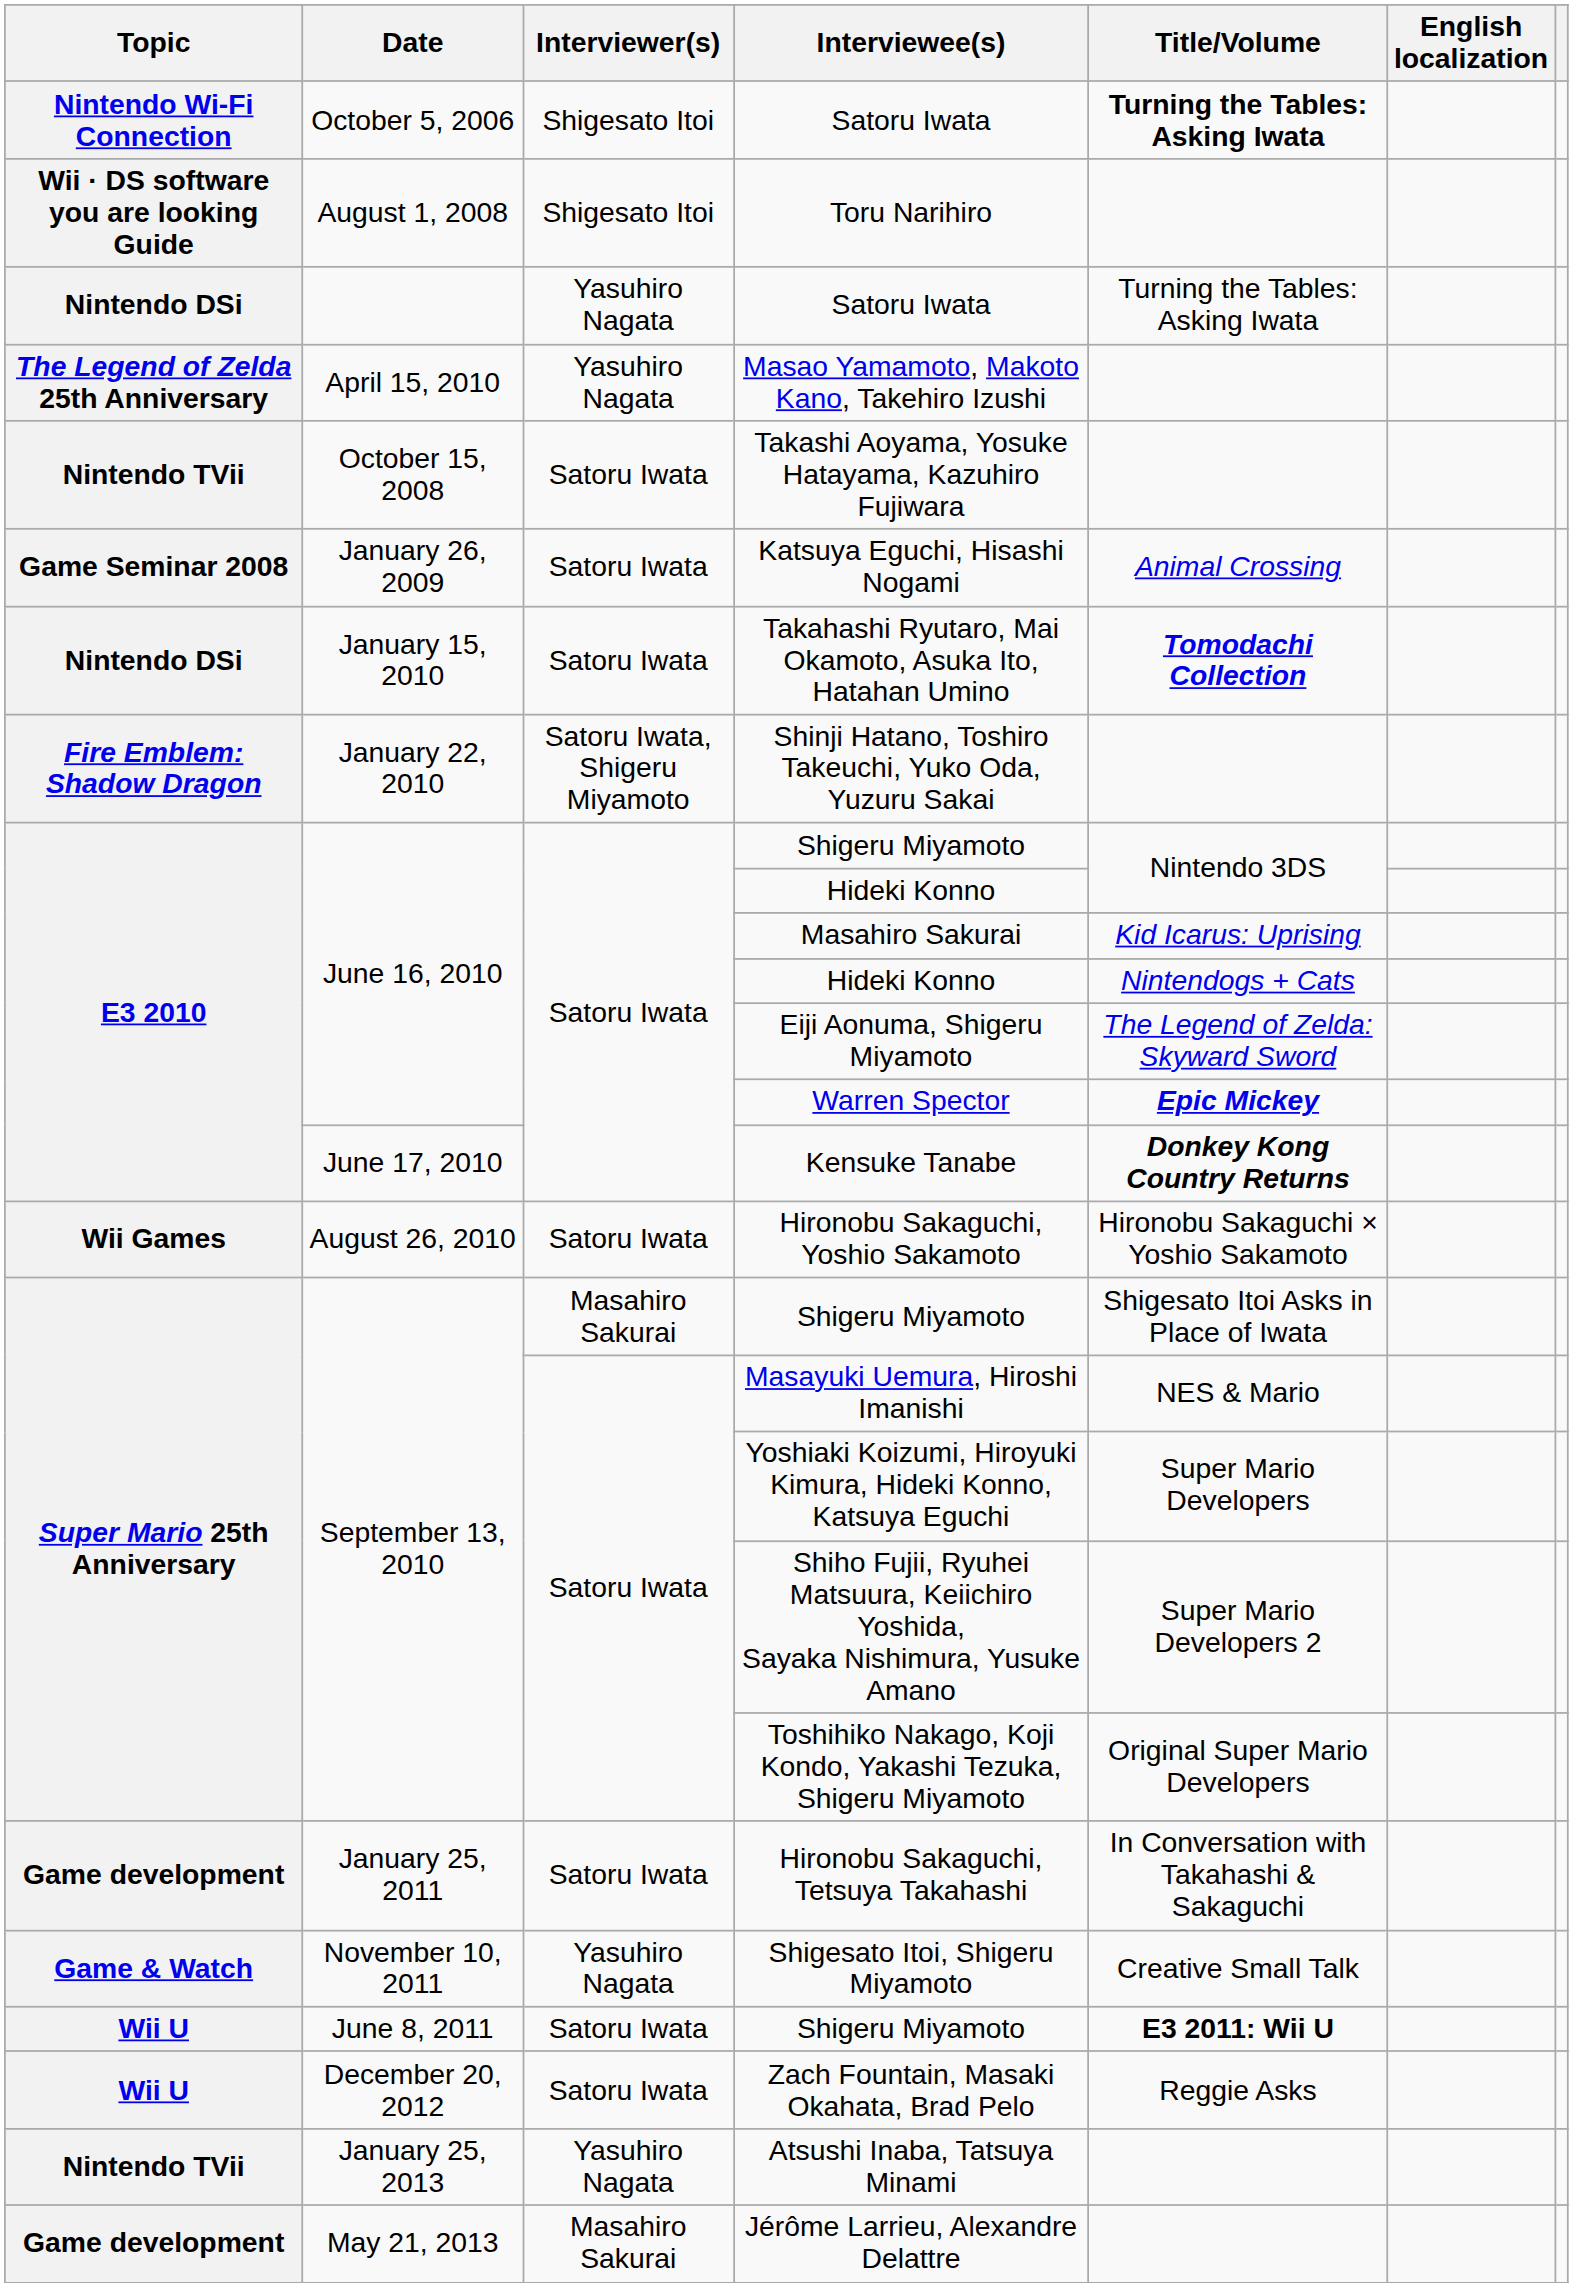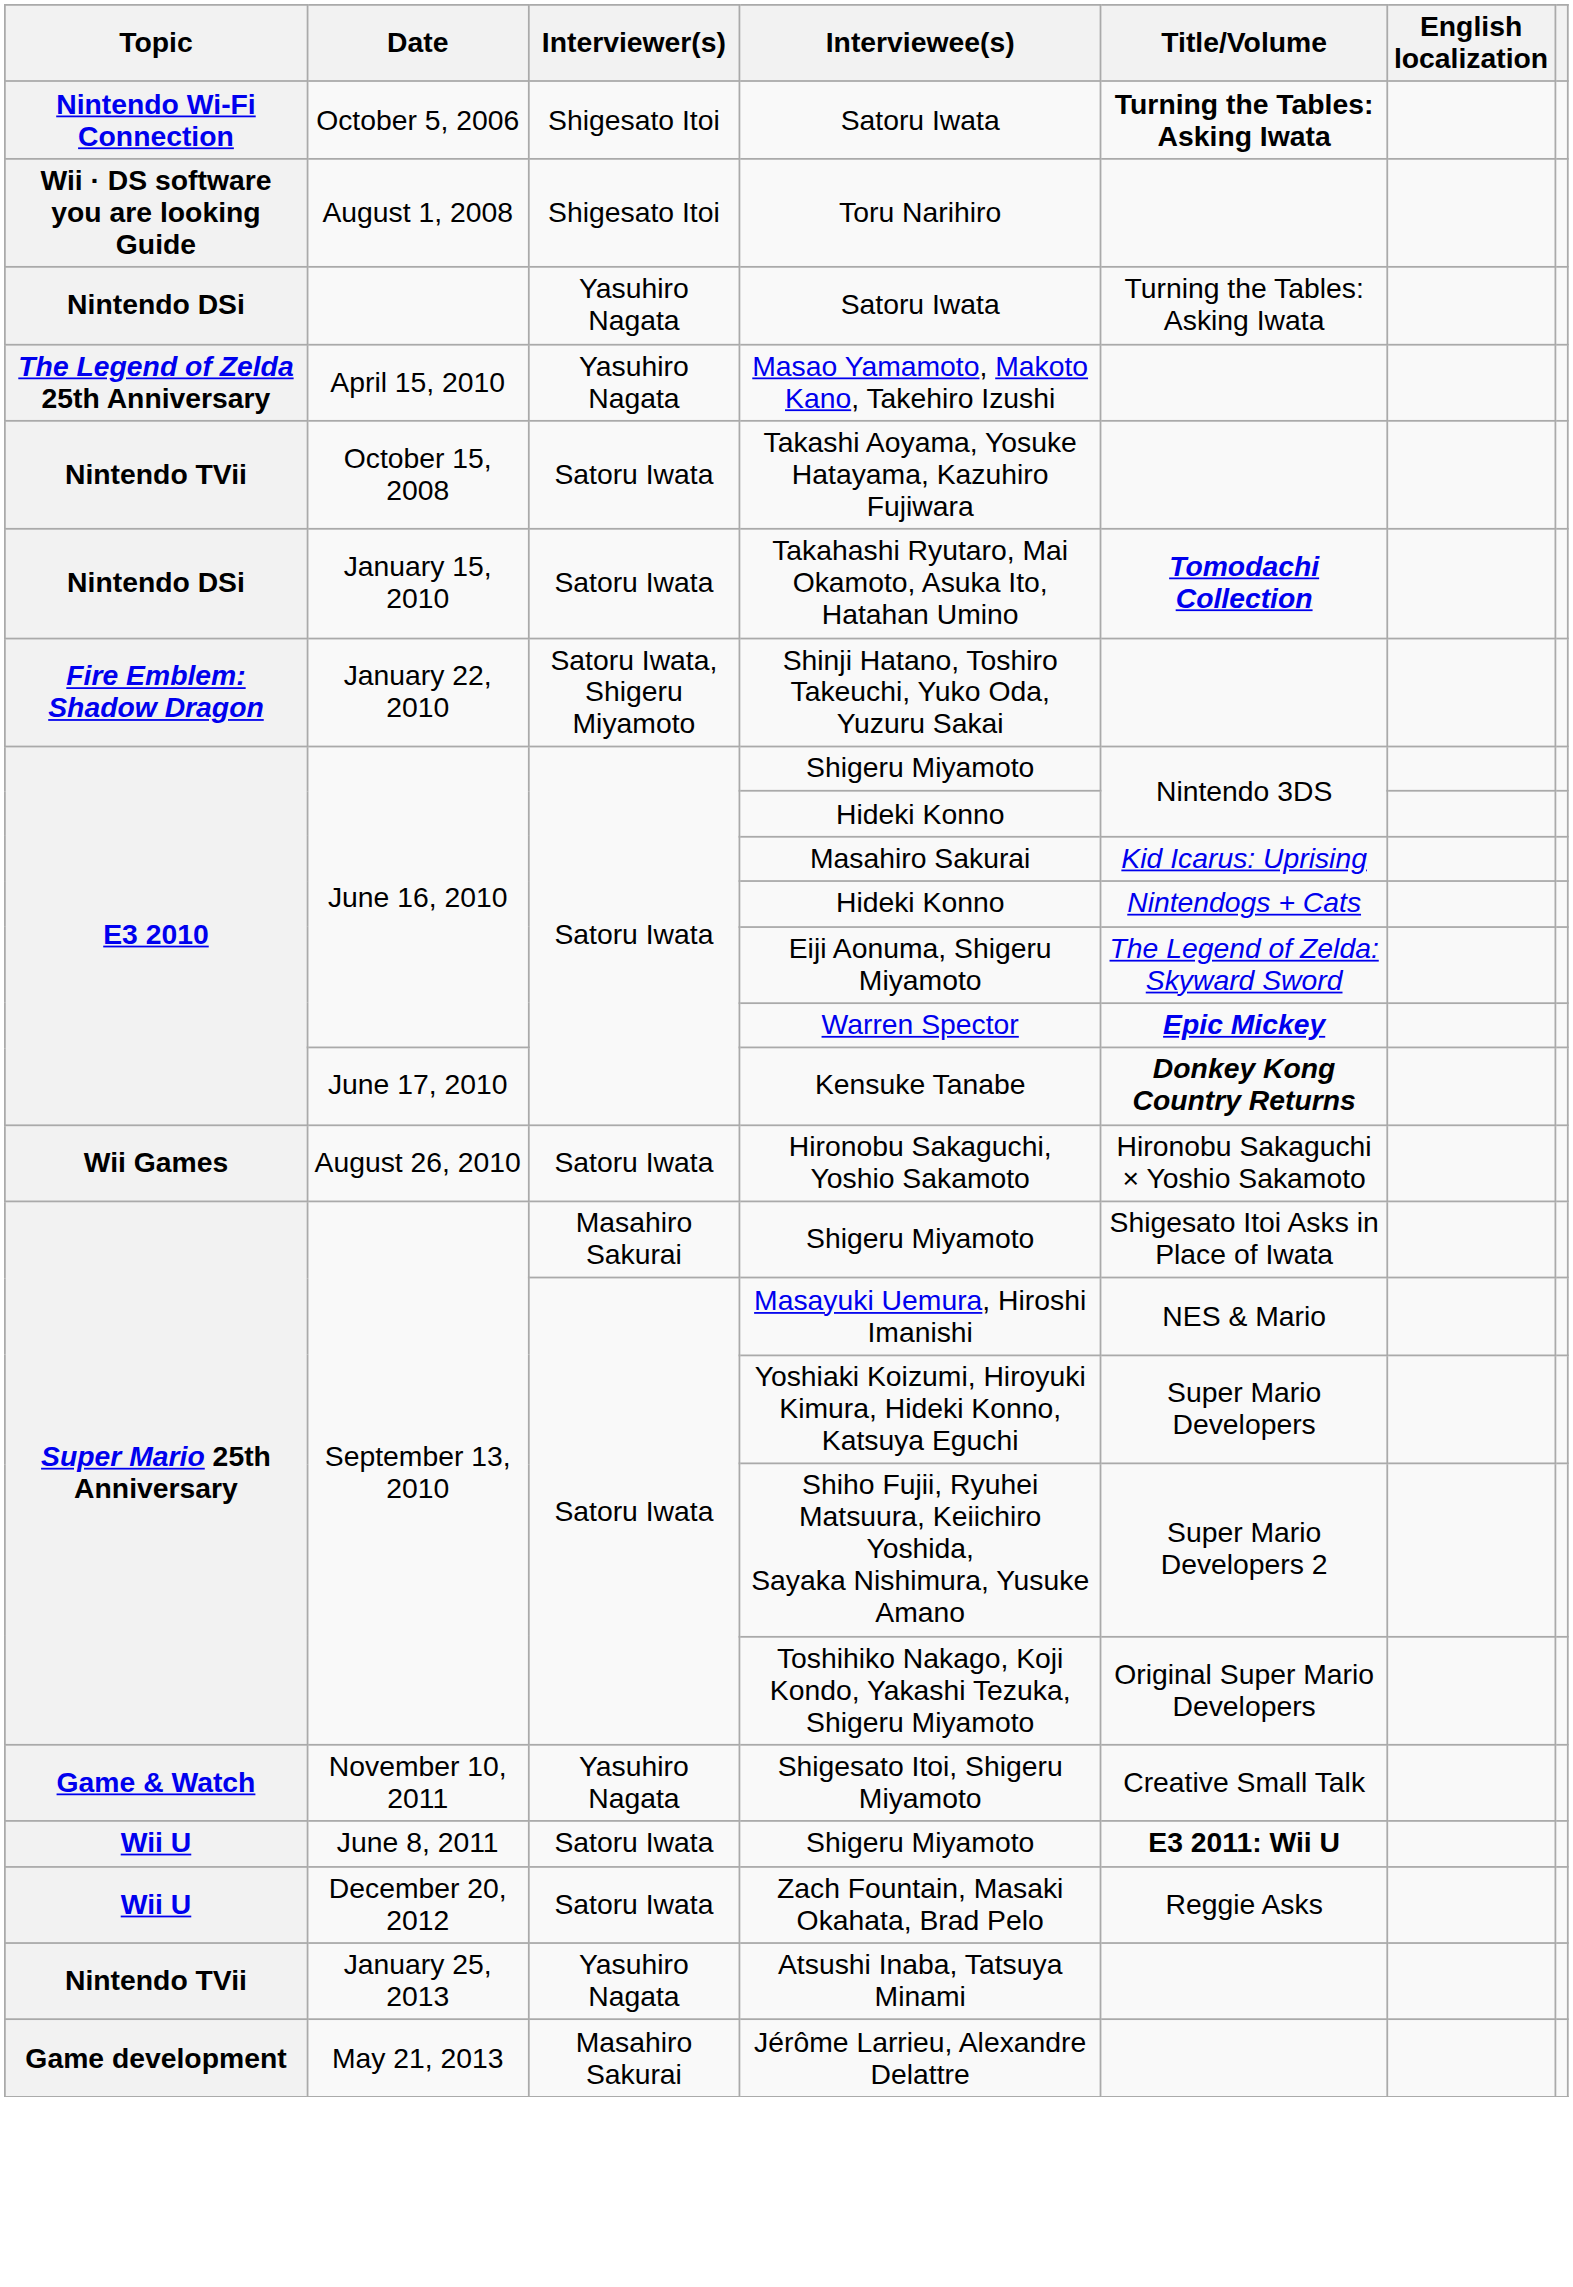- row: (413, 567)
- row: (413, 1875)
